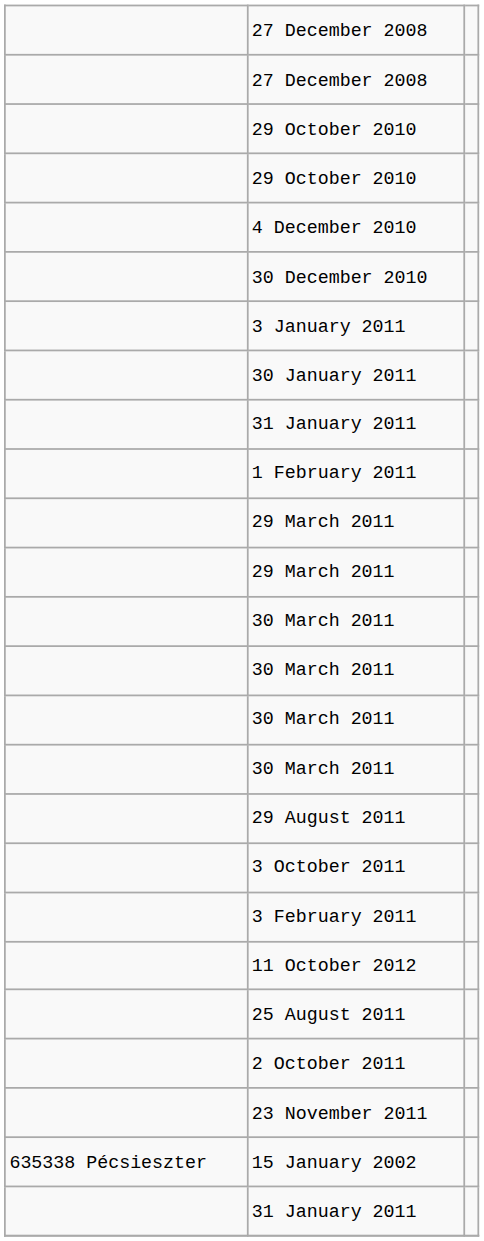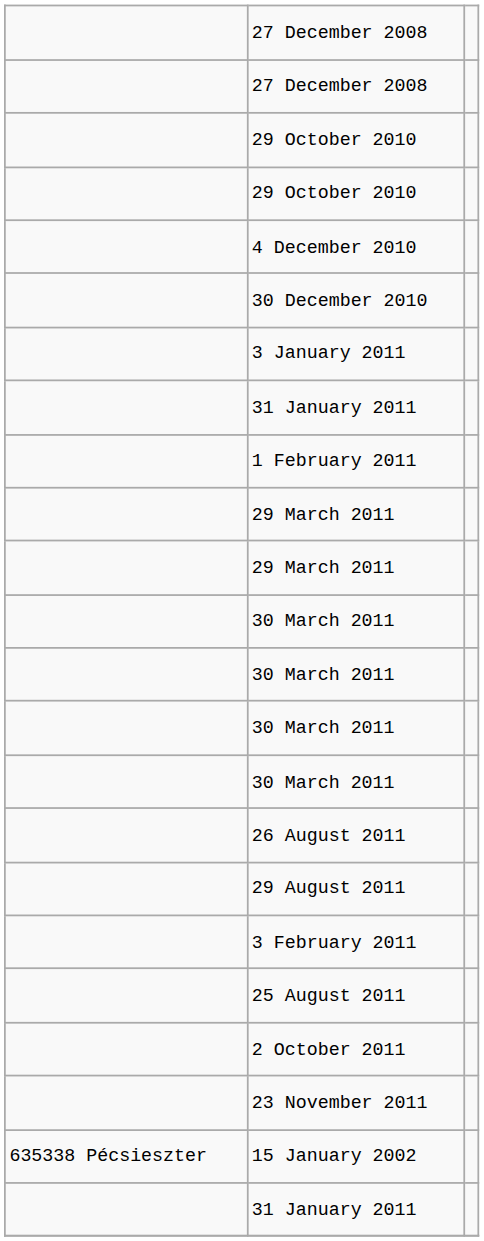- row: (126, 375)
+ row: (126, 835)
- row: (126, 867)
- row: (126, 966)
